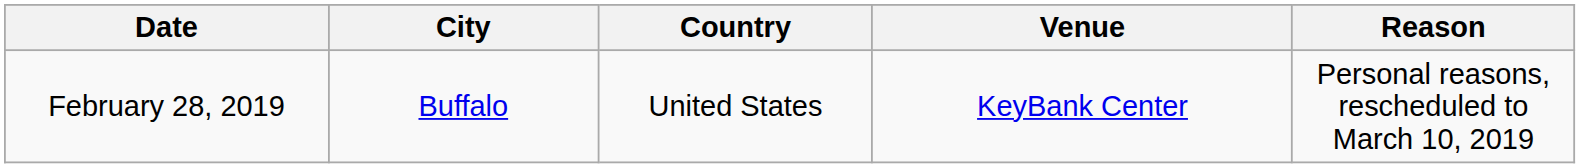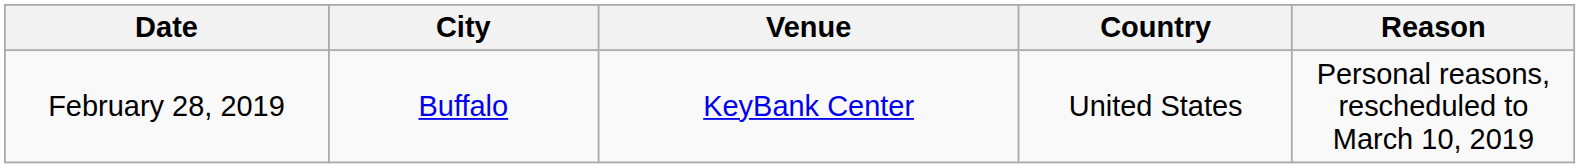columns swapped: (735, 27) <-> (1083, 27)
